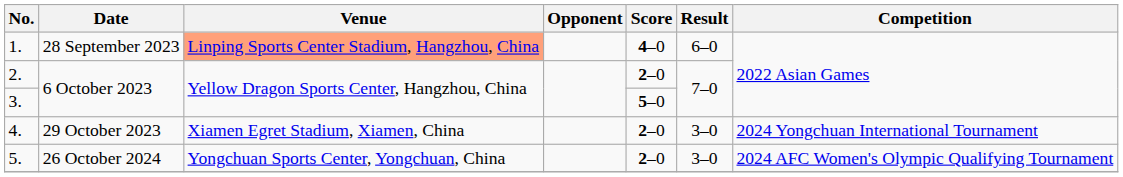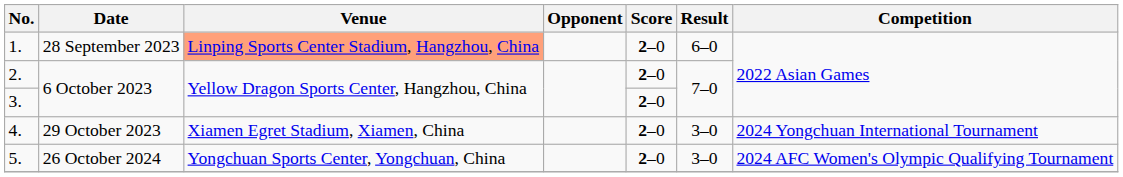(651, 46) 4–0 -> (651, 46) 2–0
(651, 102) 5–0 -> (651, 102) 2–0
